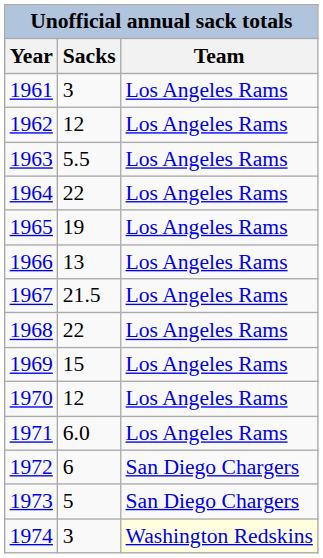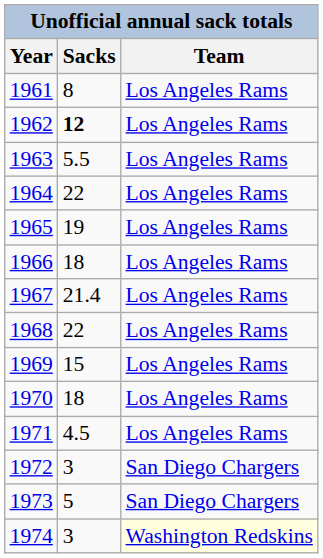(68, 90) 3 -> (68, 90) 8
(74, 124) normal -> (74, 124) bold
(74, 261) 13 -> (74, 261) 18
(82, 295) 21.5 -> (82, 295) 21.4
(74, 398) 12 -> (74, 398) 18
(76, 432) 6.0 -> (76, 432) 4.5
(68, 466) 6 -> (68, 466) 3
